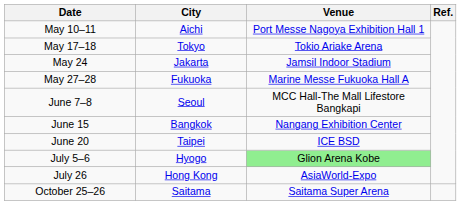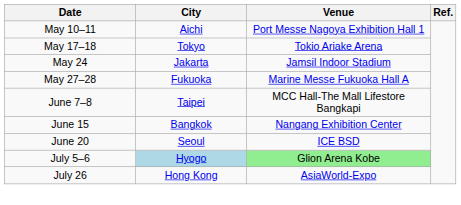(191, 102) Seoul -> (191, 102) Taipei
(191, 141) Taipei -> (191, 141) Seoul
(191, 158) no background -> (191, 158) lightblue background
- row: (70, 192)
